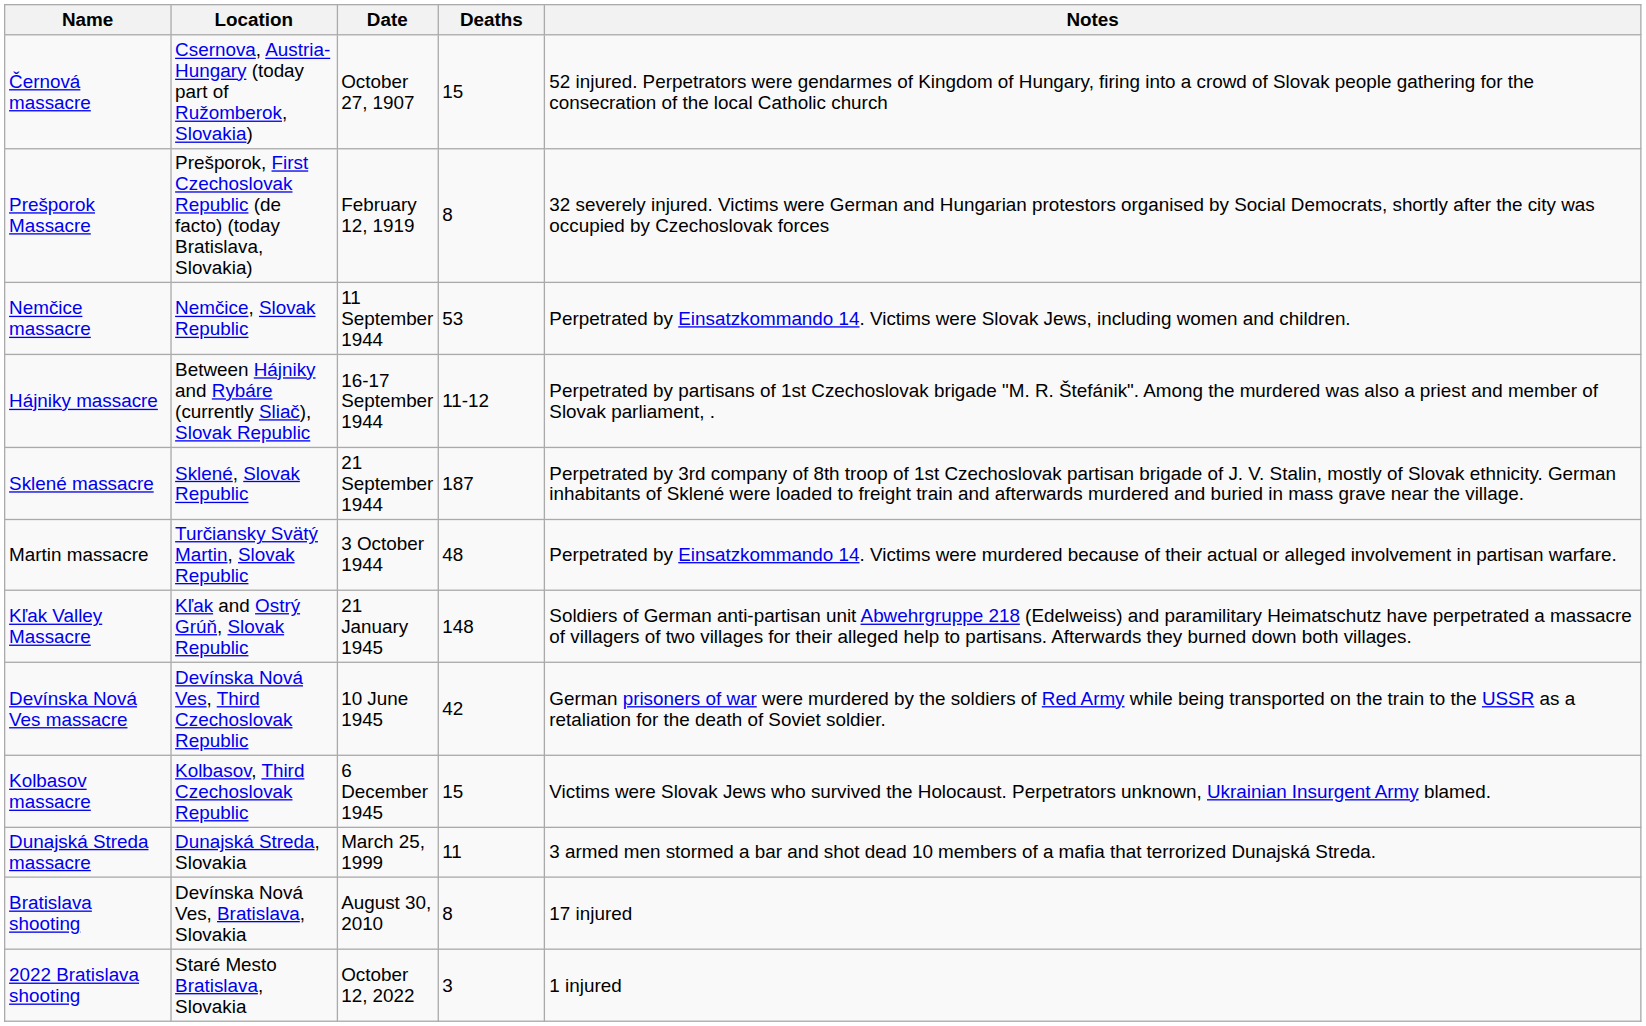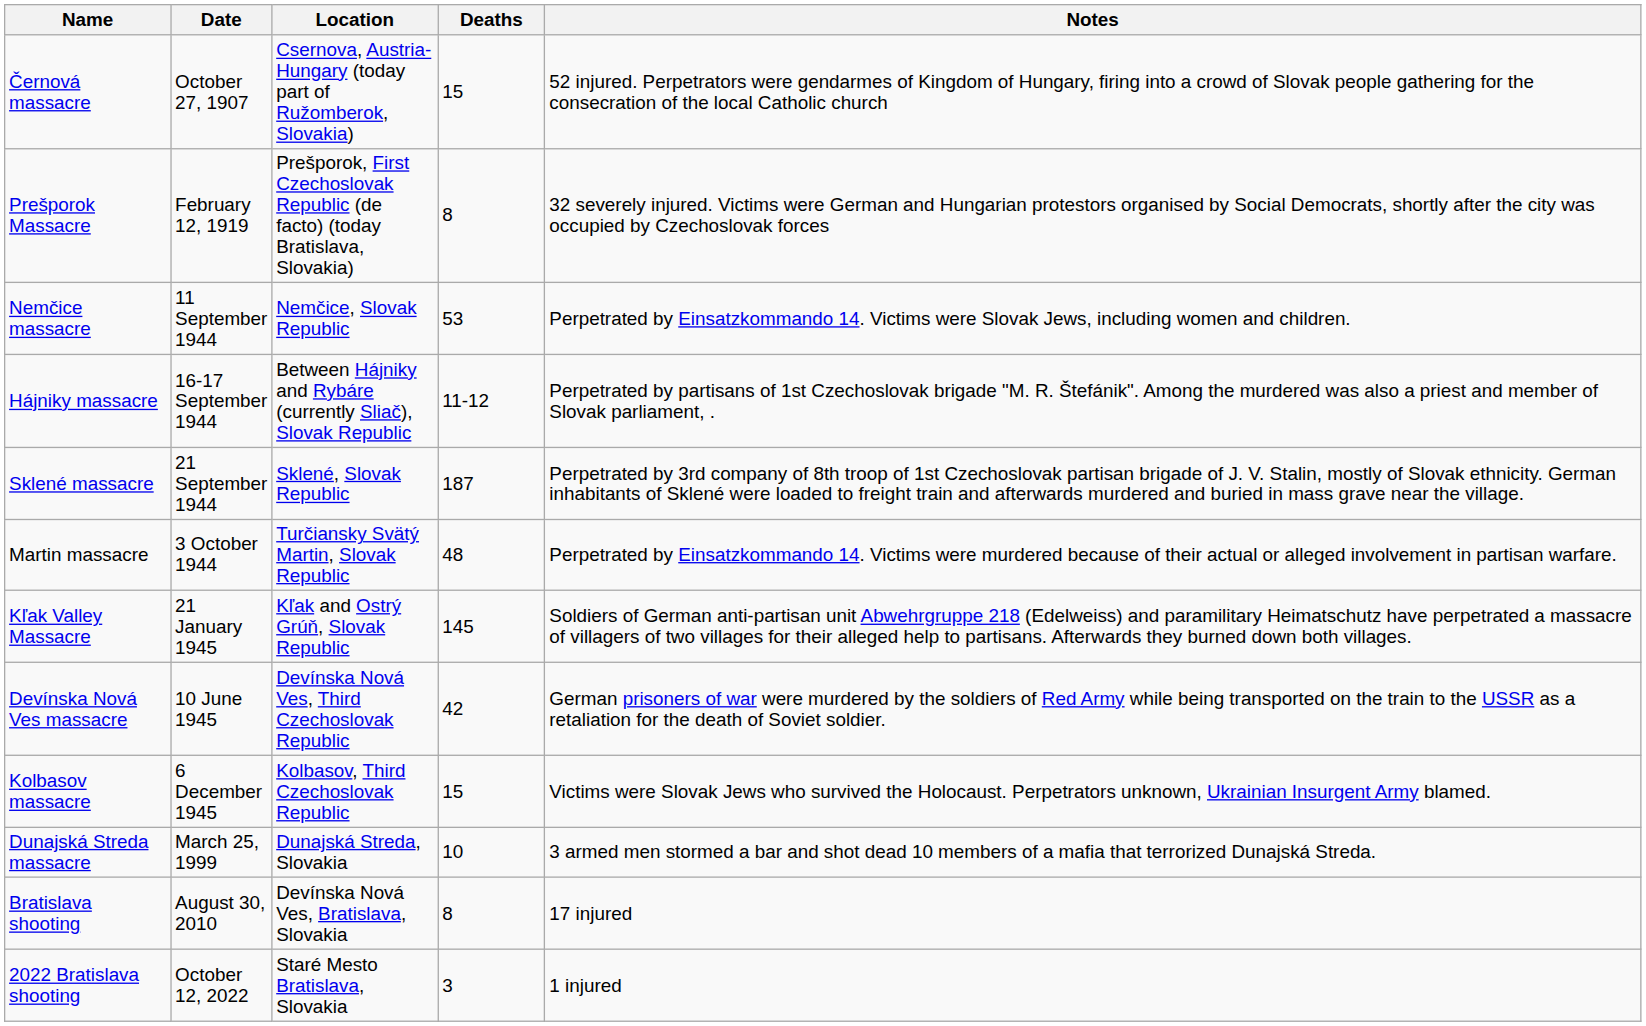columns swapped: (387, 20) <-> (254, 20)
(458, 627) 148 -> (458, 627) 145
(452, 852) 11 -> (453, 852) 10
